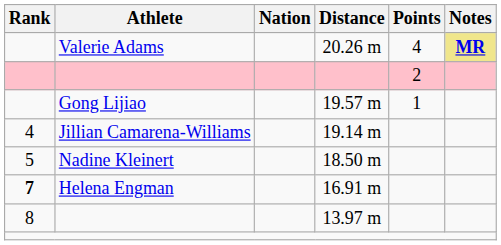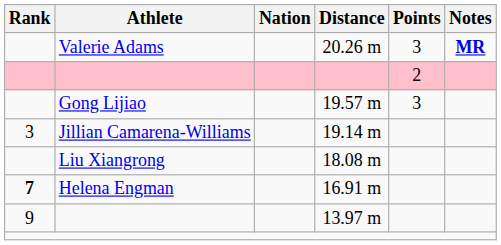(417, 47) 4 -> (417, 47) 3
(470, 47) khaki background -> (470, 47) no background
(417, 103) 1 -> (417, 103) 3
(30, 132) 4 -> (30, 132) 3
- row: (116, 160)
+ row: (112, 160)
(30, 217) 8 -> (30, 217) 9
